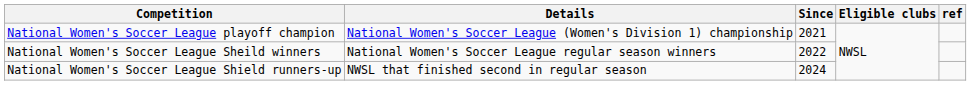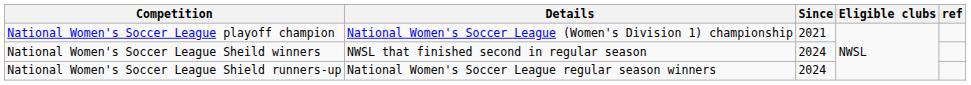(532, 52) National Women's Soccer League regular season winners -> (497, 52) NWSL that finished second in regular season
(812, 52) 2022 -> (812, 52) 2024
(497, 70) NWSL that finished second in regular season -> (532, 70) National Women's Soccer League regular season winners
